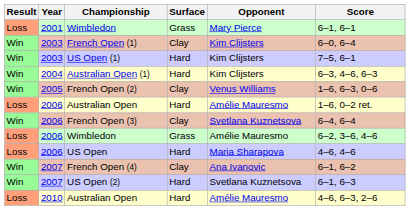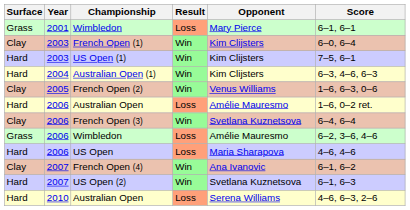columns swapped: (21, 12) <-> (187, 12)
(249, 197) Amélie Mauresmo -> (245, 197) Serena Williams
